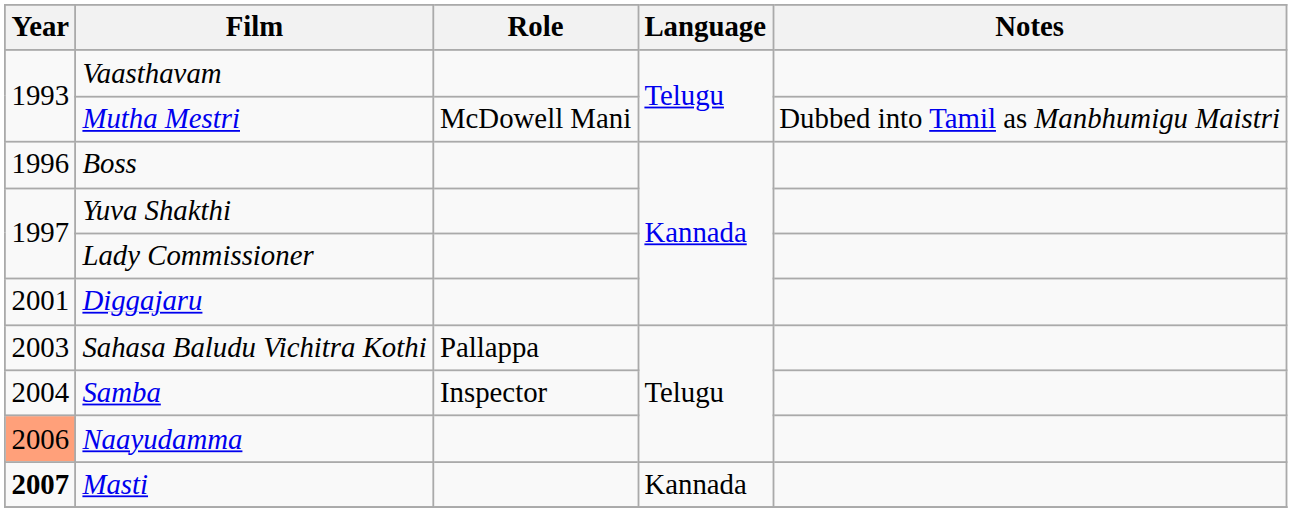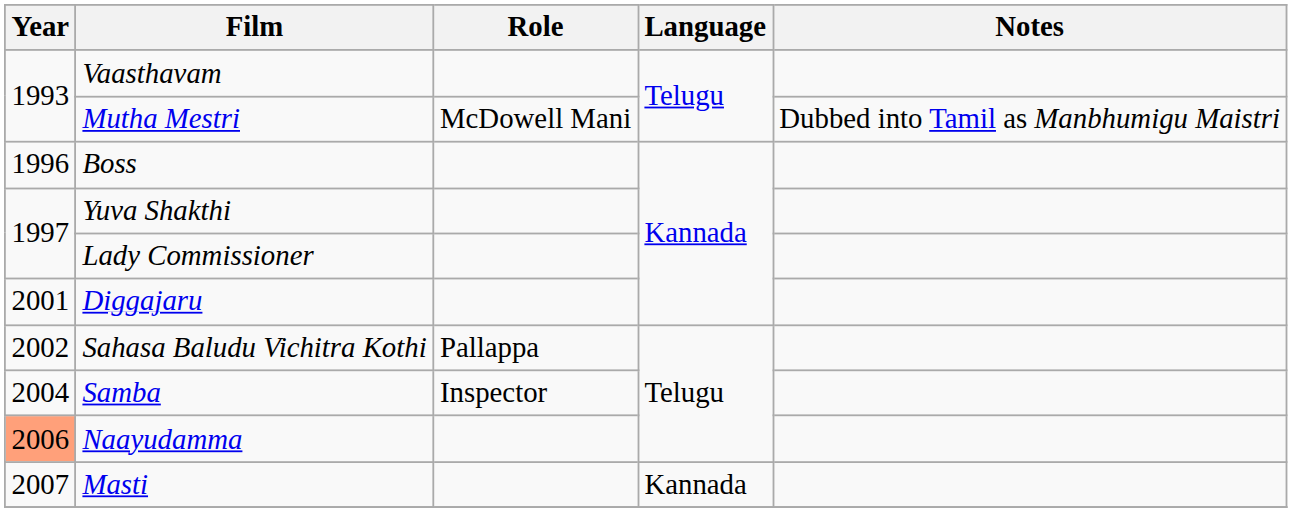(40, 347) 2003 -> (40, 347) 2002
(40, 484) bold -> (40, 484) normal
